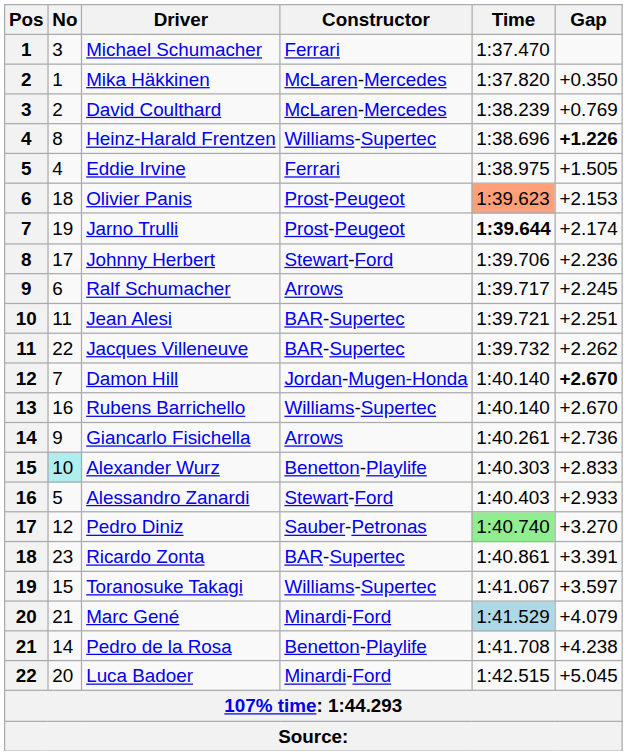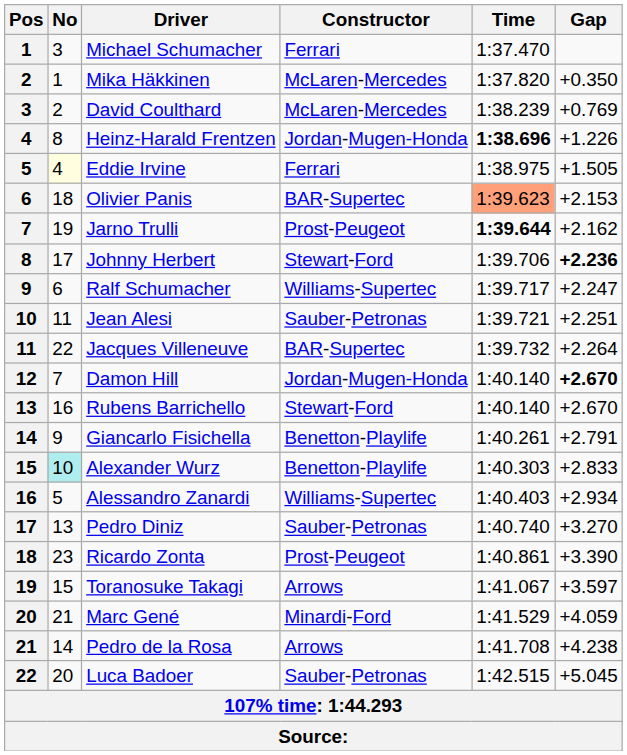(360, 139) Williams-Supertec -> (376, 139) Jordan-Mugen-Honda
(513, 139) normal -> (514, 139) bold
(589, 139) bold -> (589, 139) normal
(58, 169) no background -> (58, 169) lightyellow background
(345, 199) Prost-Peugeot -> (345, 199) BAR-Supertec
(589, 229) +2.174 -> (589, 229) +2.162
(589, 258) normal -> (589, 258) bold
(314, 288) Arrows -> (360, 288) Williams-Supertec
(589, 288) +2.245 -> (589, 288) +2.247
(345, 318) BAR-Supertec -> (356, 318) Sauber-Petronas
(589, 348) +2.262 -> (589, 348) +2.264
(360, 408) Williams-Supertec -> (339, 408) Stewart-Ford
(314, 437) Arrows -> (356, 437) Benetton-Playlife
(589, 437) +2.736 -> (589, 437) +2.791
(339, 497) Stewart-Ford -> (360, 497) Williams-Supertec
(589, 497) +2.933 -> (589, 497) +2.934
(63, 527) 12 -> (63, 527) 13
(513, 527) lightgreen background -> (513, 527) no background
(345, 557) BAR-Supertec -> (345, 557) Prost-Peugeot
(589, 557) +3.391 -> (589, 557) +3.390
(360, 587) Williams-Supertec -> (314, 587) Arrows
(513, 616) lightblue background -> (513, 616) no background
(589, 616) +4.079 -> (589, 616) +4.059
(356, 646) Benetton-Playlife -> (314, 646) Arrows
(338, 676) Minardi-Ford -> (356, 676) Sauber-Petronas
